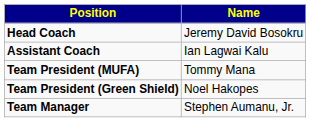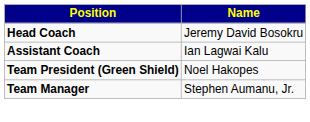- row: (73, 70)
